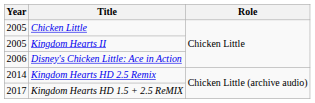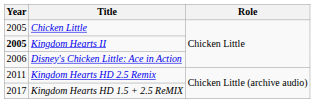(17, 43) normal -> (17, 43) bold
(17, 75) 2014 -> (16, 75) 2011
